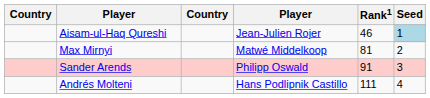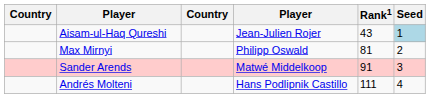(366, 33) 46 -> (366, 33) 43
(281, 50) Matwé Middelkoop -> (272, 50) Philipp Oswald
(272, 67) Philipp Oswald -> (281, 67) Matwé Middelkoop
